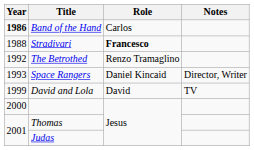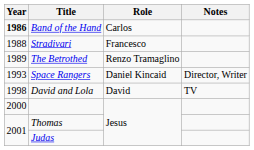(127, 43) bold -> (126, 43) normal
(17, 59) 1992 -> (17, 59) 1989
(17, 91) 1999 -> (17, 91) 1998
